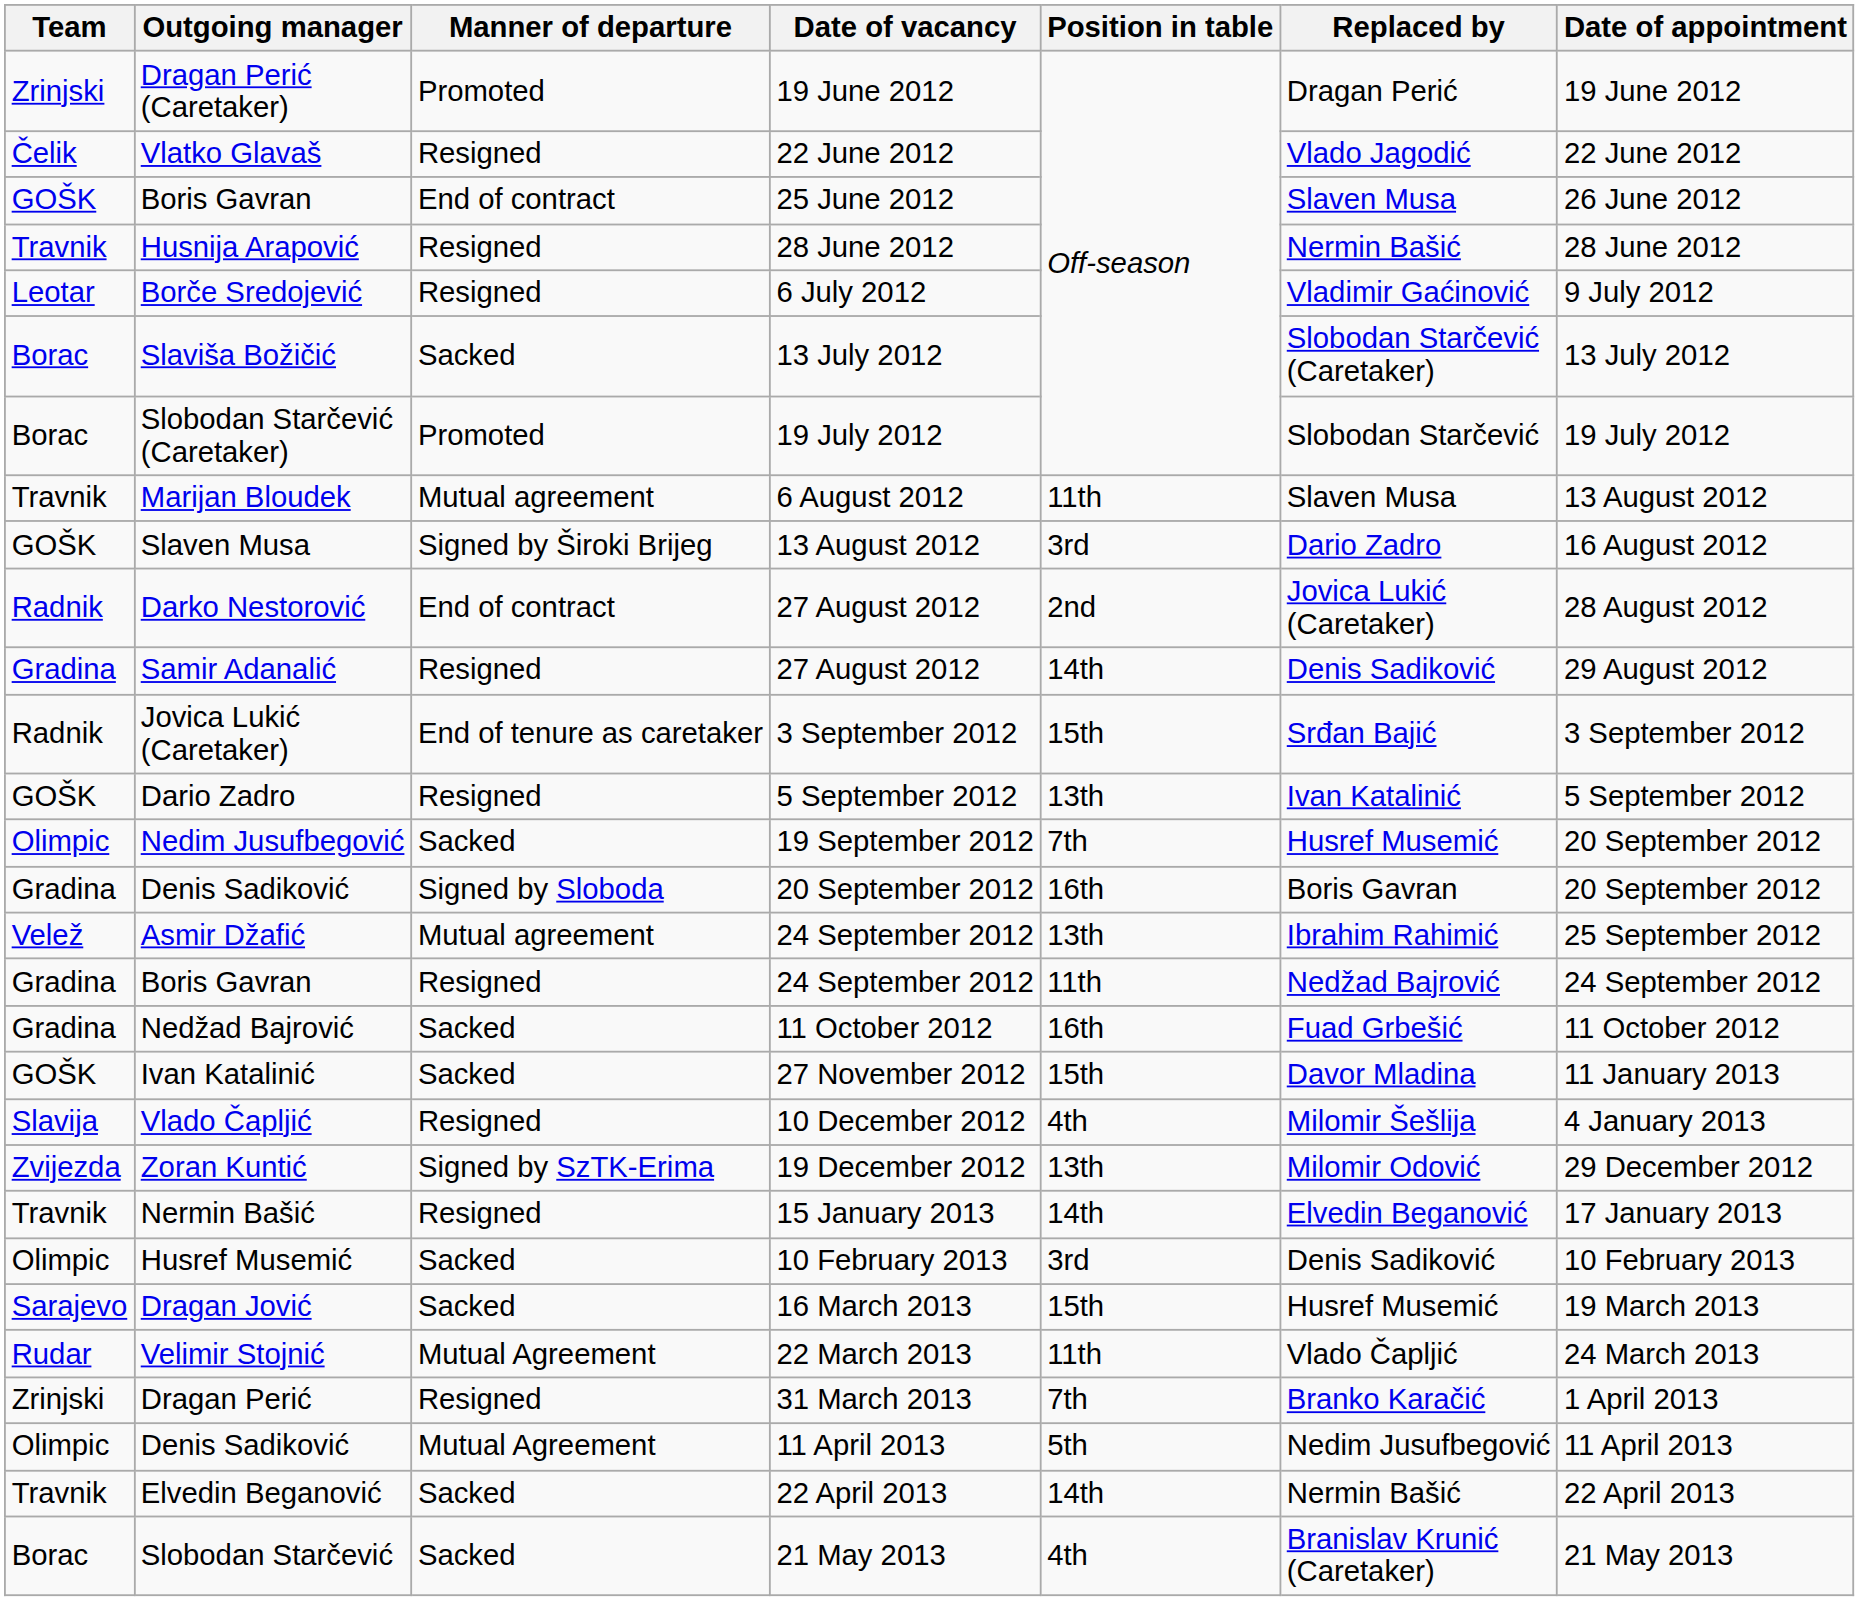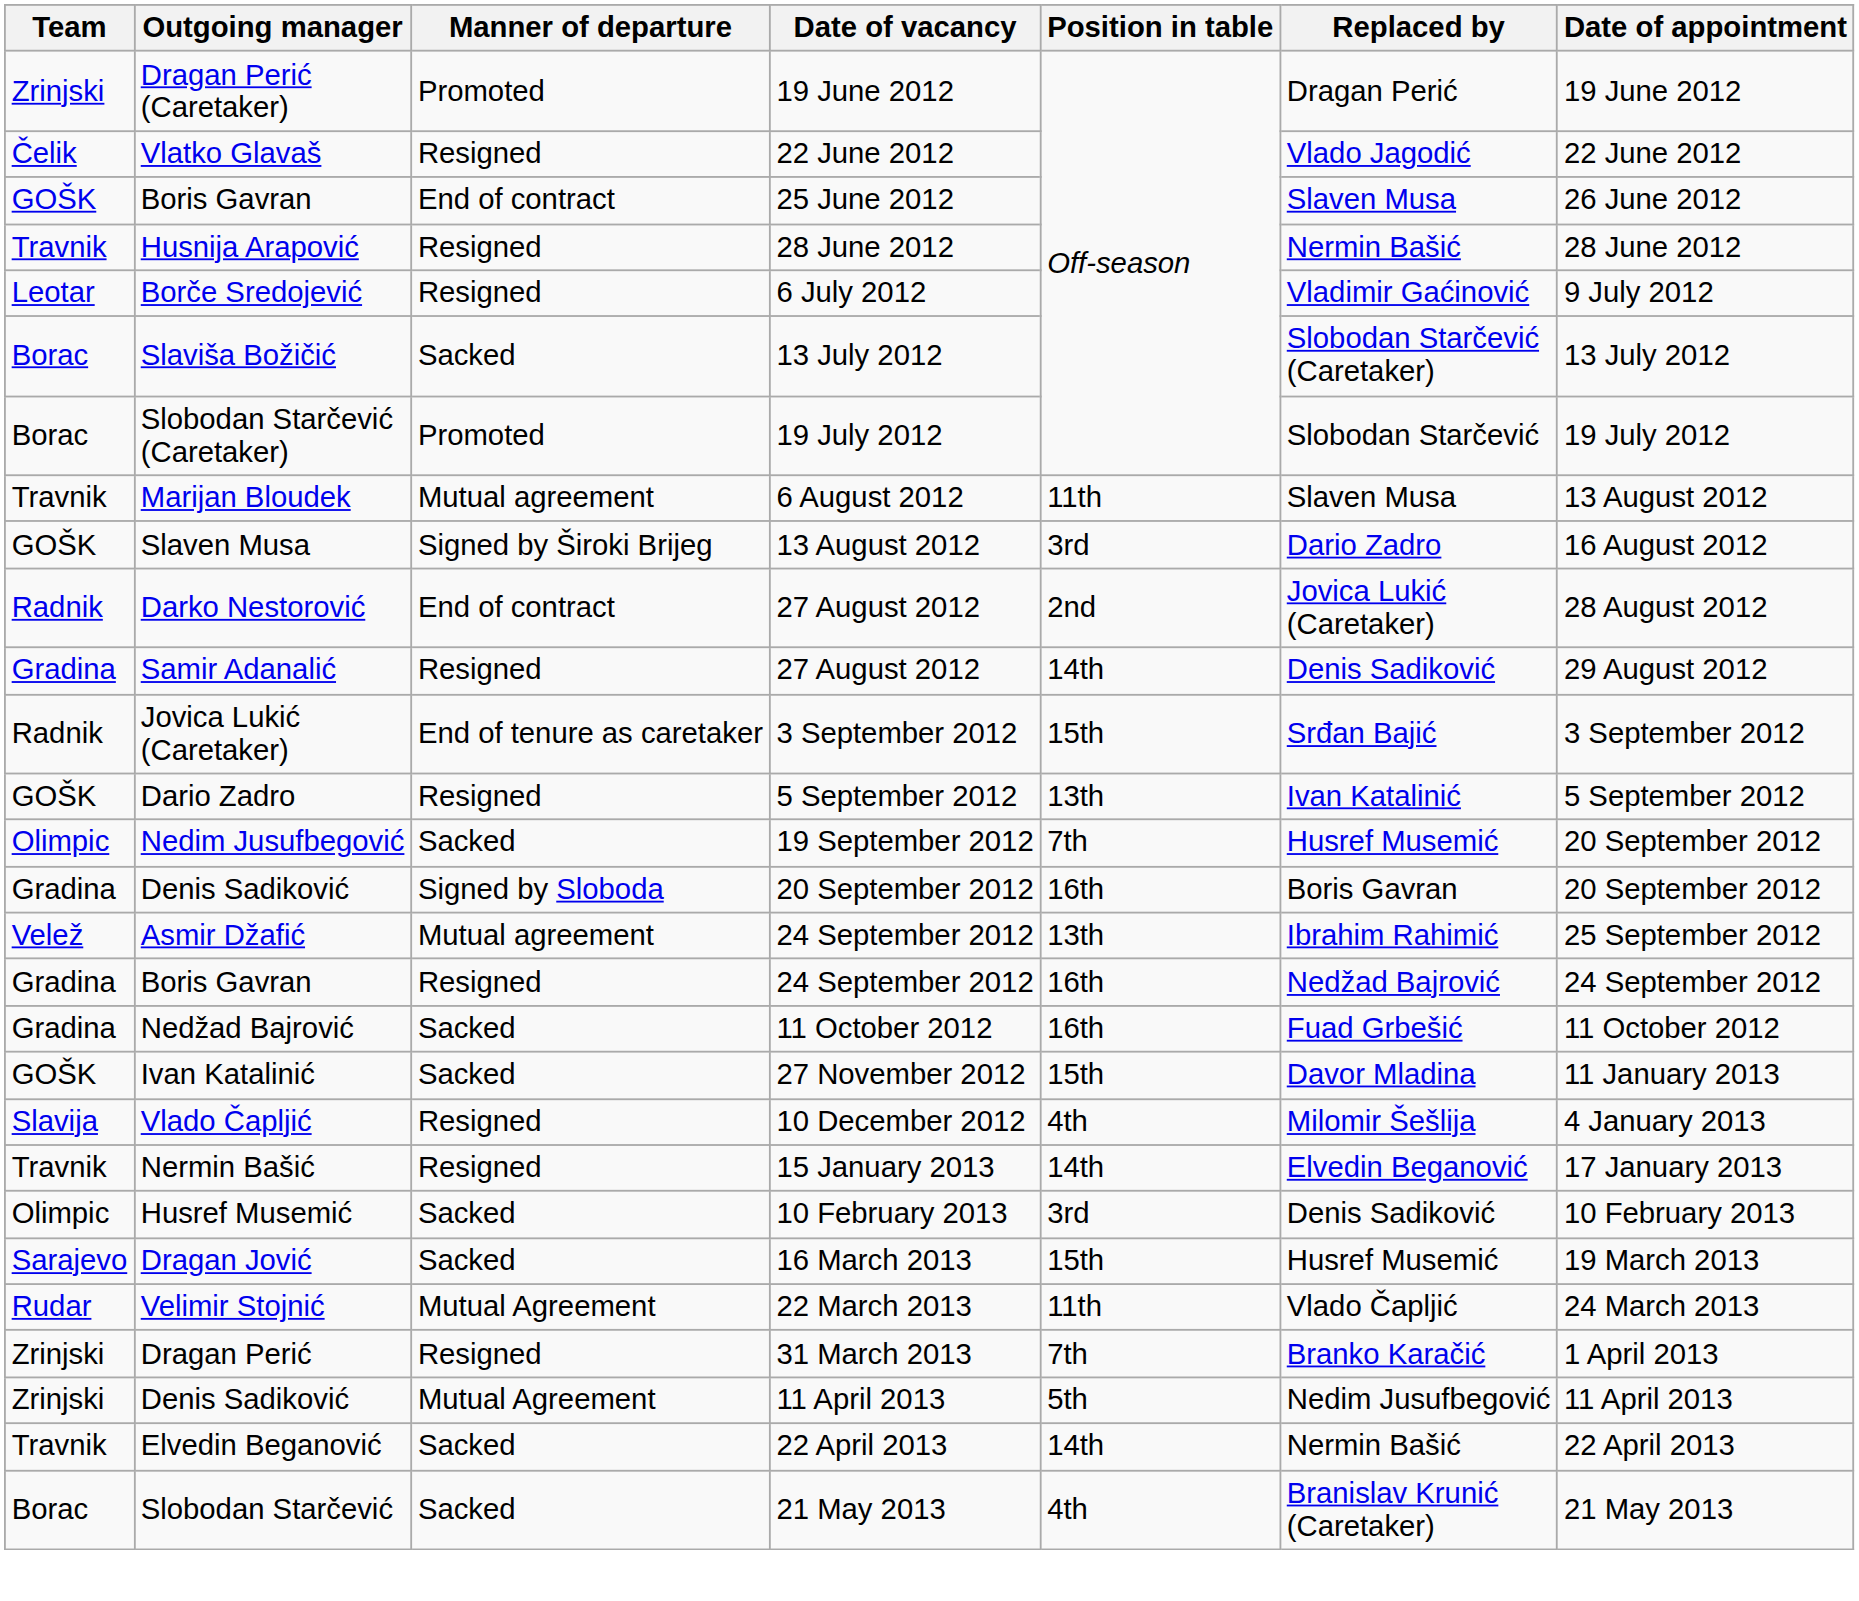(1075, 981) 11th -> (1076, 981) 16th
- row: (224, 1167)
(60, 1446) Olimpic -> (58, 1399) Zrinjski
